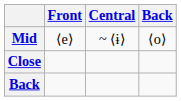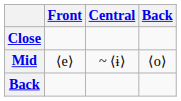rows swapped: (24, 61) <-> (24, 38)
